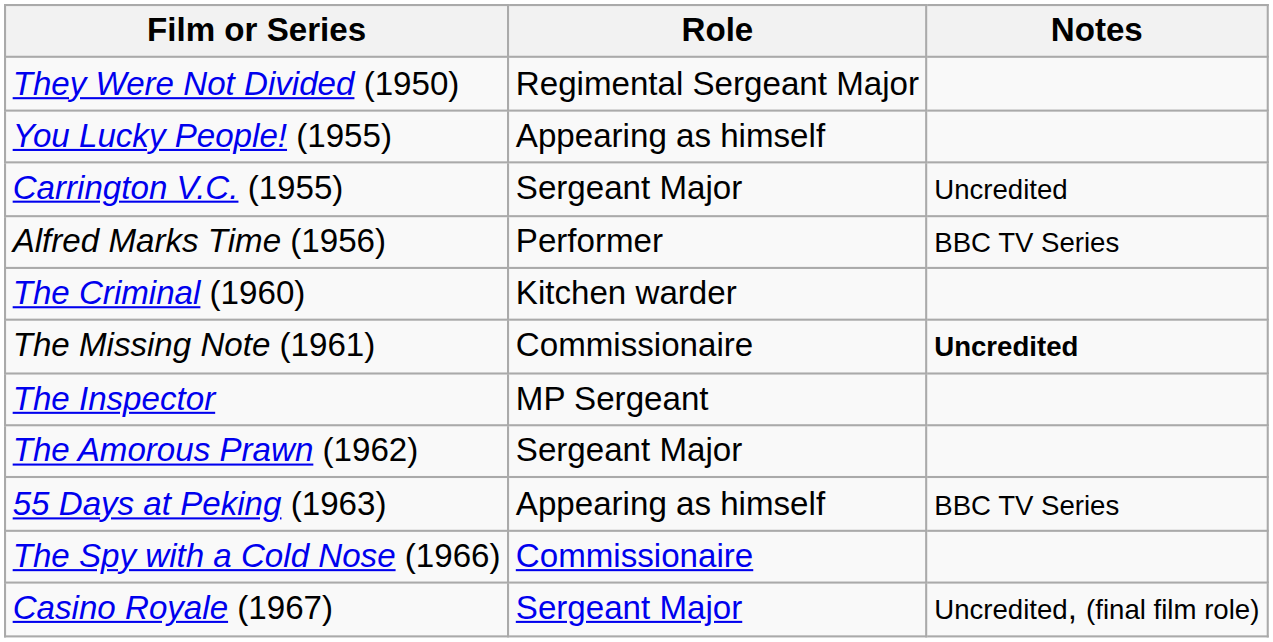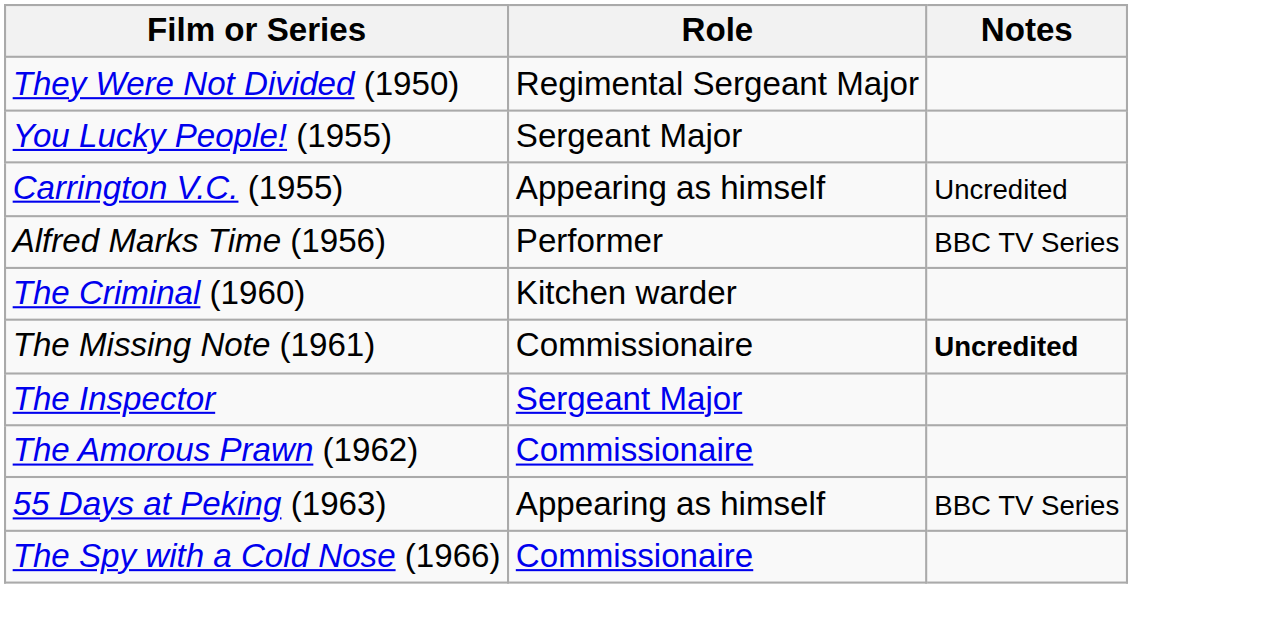(670, 135) Appearing as himself -> (629, 135) Sergeant Major
(629, 188) Sergeant Major -> (670, 188) Appearing as himself
(612, 398) MP Sergeant -> (629, 398) Sergeant Major
(629, 450) Sergeant Major -> (635, 450) Commissionaire
- row: (173, 608)
